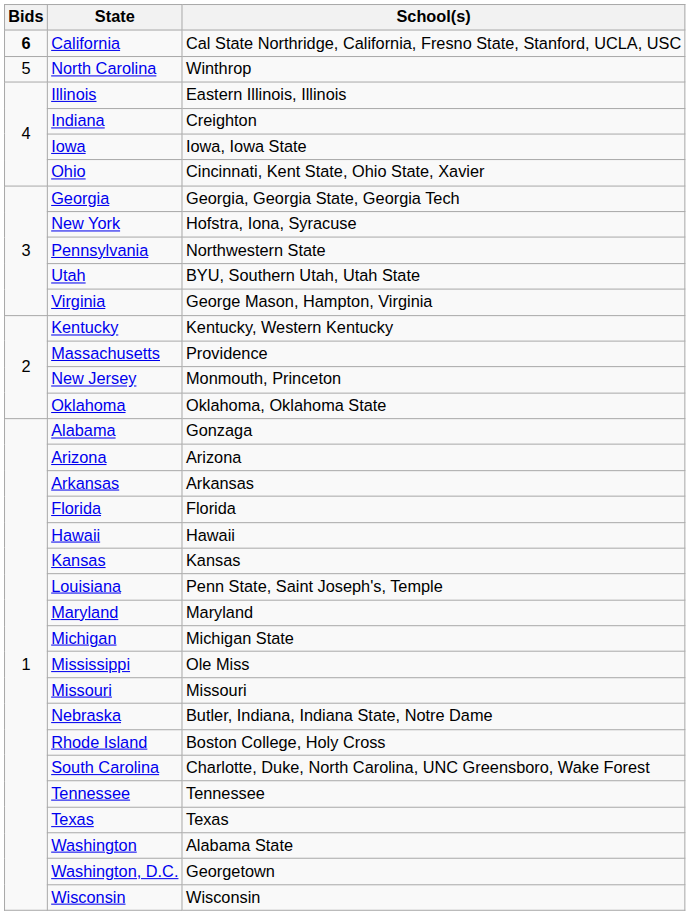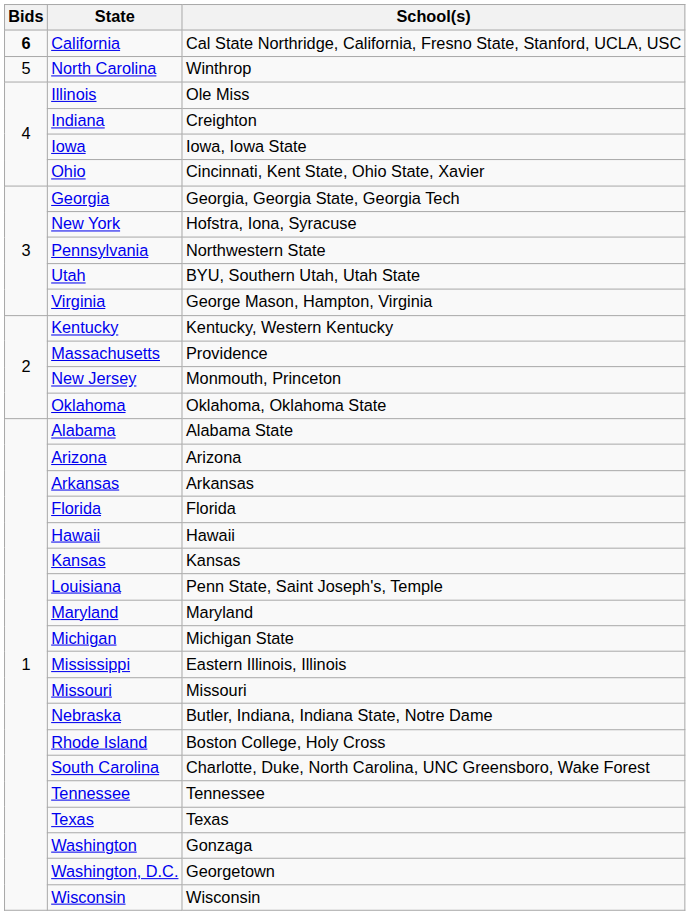(266, 95) Eastern Illinois, Illinois -> (218, 95) Ole Miss
(219, 431) Gonzaga -> (240, 431) Alabama State
(218, 664) Ole Miss -> (266, 664) Eastern Illinois, Illinois
(240, 845) Alabama State -> (219, 845) Gonzaga
